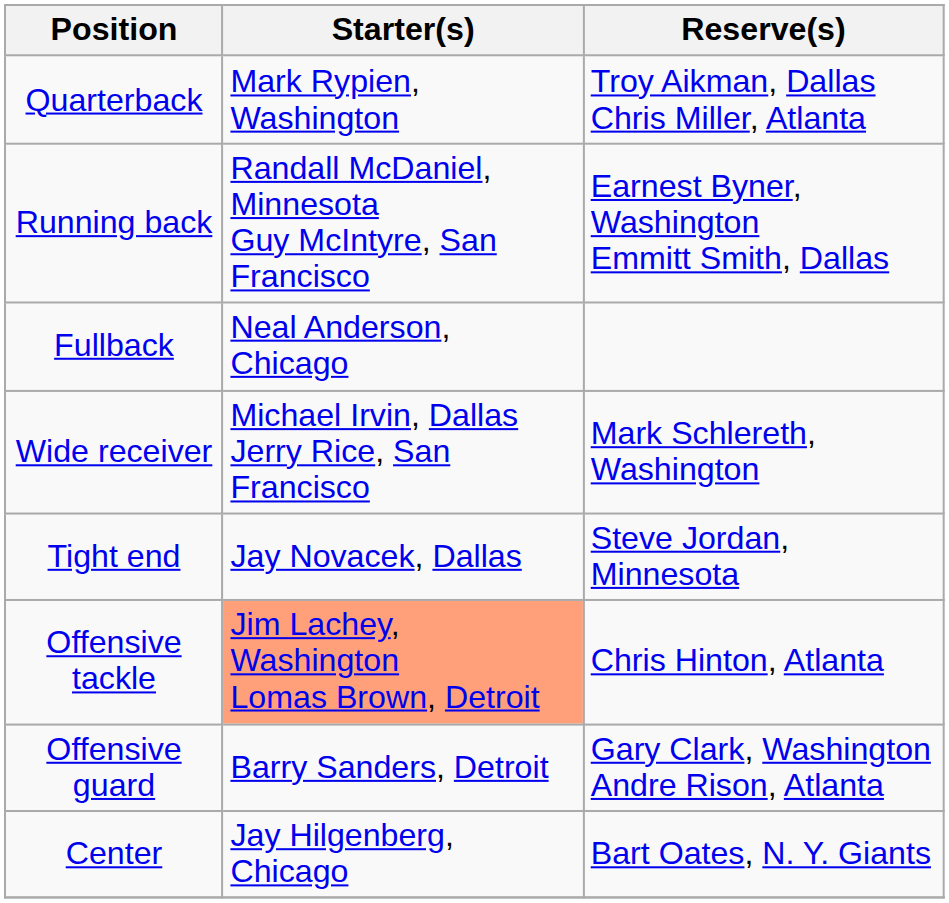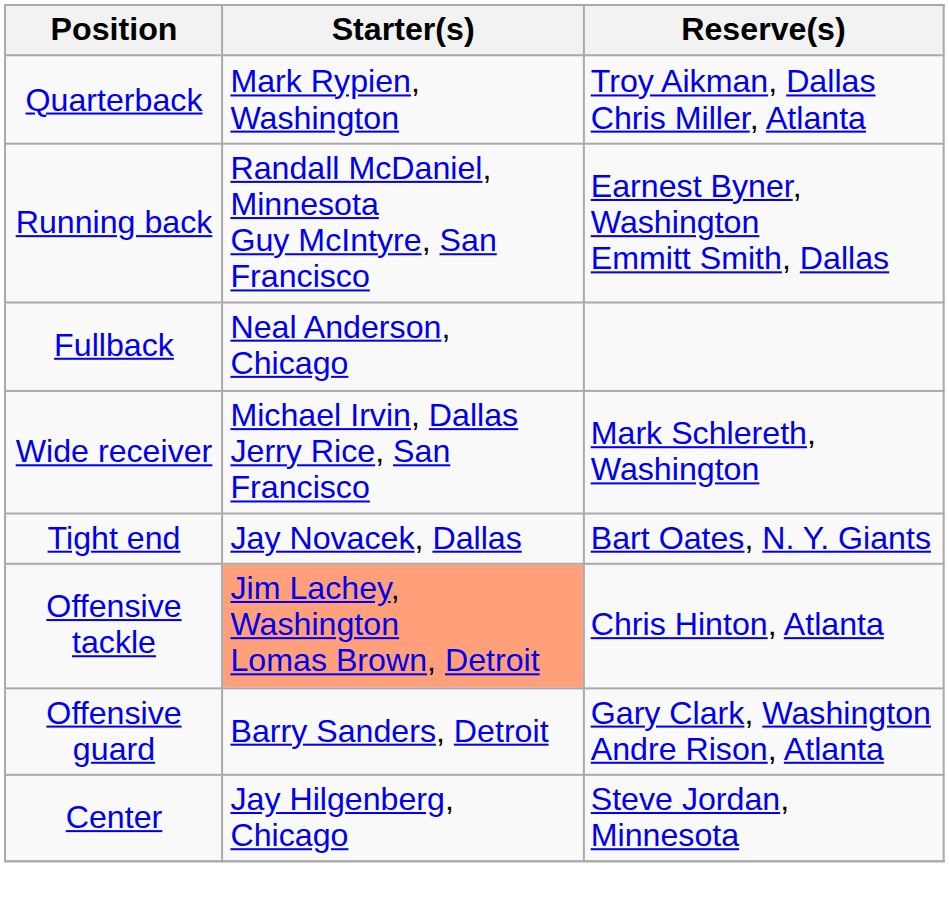(690, 556) Steve Jordan, Minnesota -> (761, 538) Bart Oates, N. Y. Giants
(761, 854) Bart Oates, N. Y. Giants -> (690, 817) Steve Jordan, Minnesota
